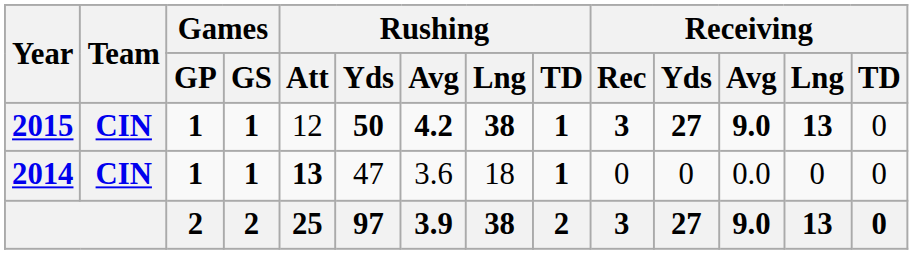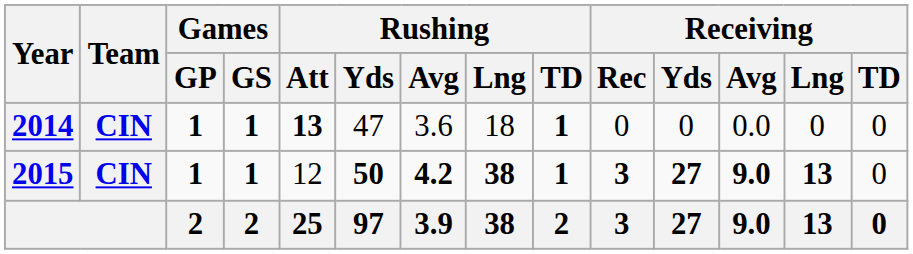rows swapped: (43, 175) <-> (43, 126)
